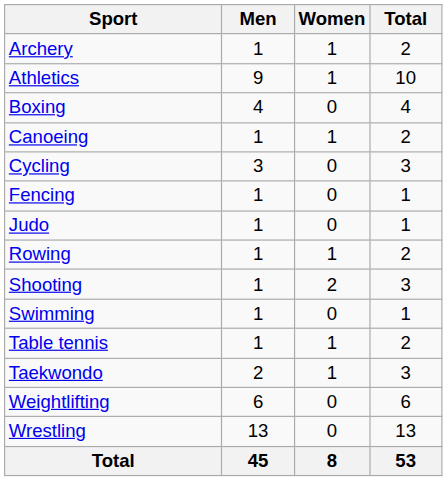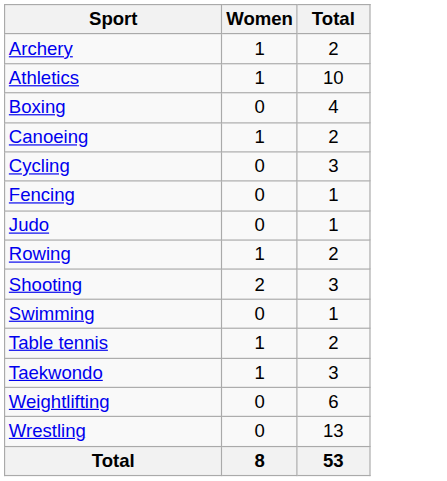- column: (258, 19)
